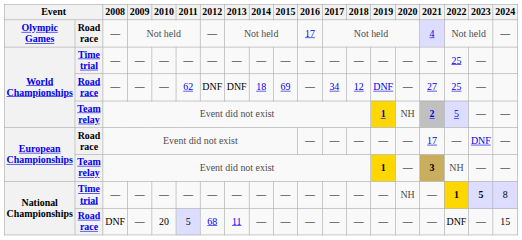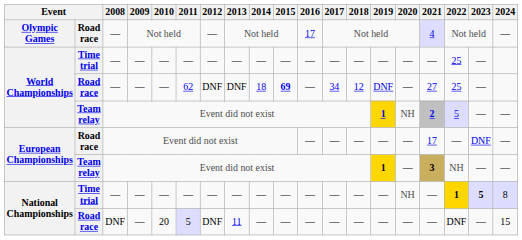(286, 87) normal -> (286, 87) bold
(212, 221) 68 -> (212, 221) DNF
